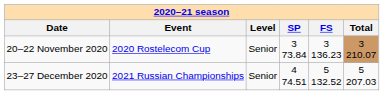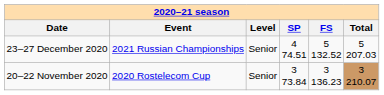rows swapped: (57, 76) <-> (57, 49)
